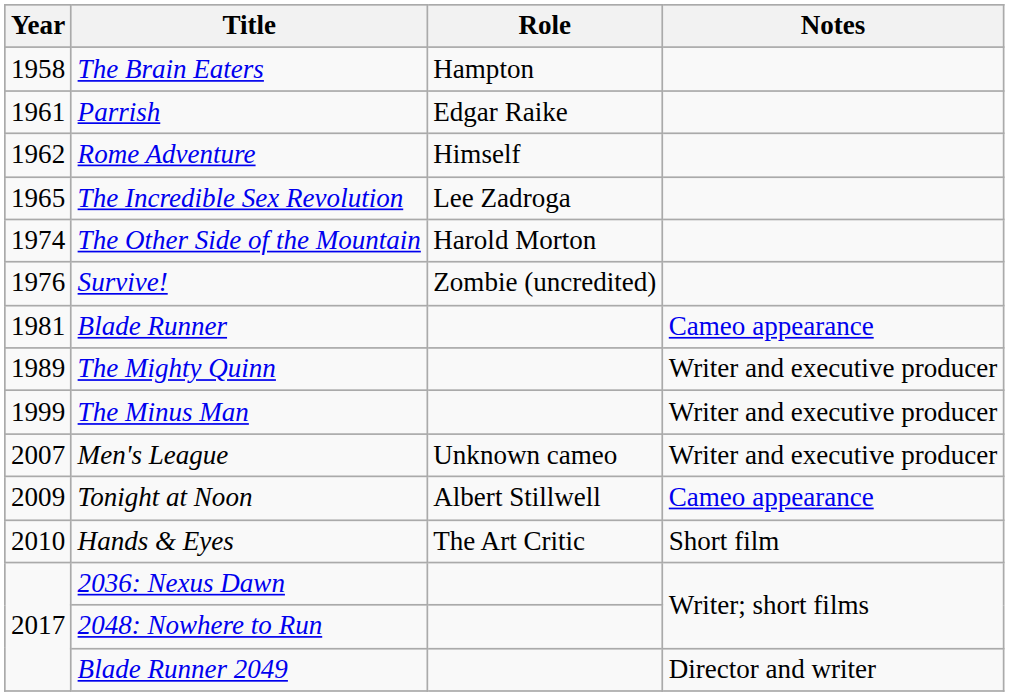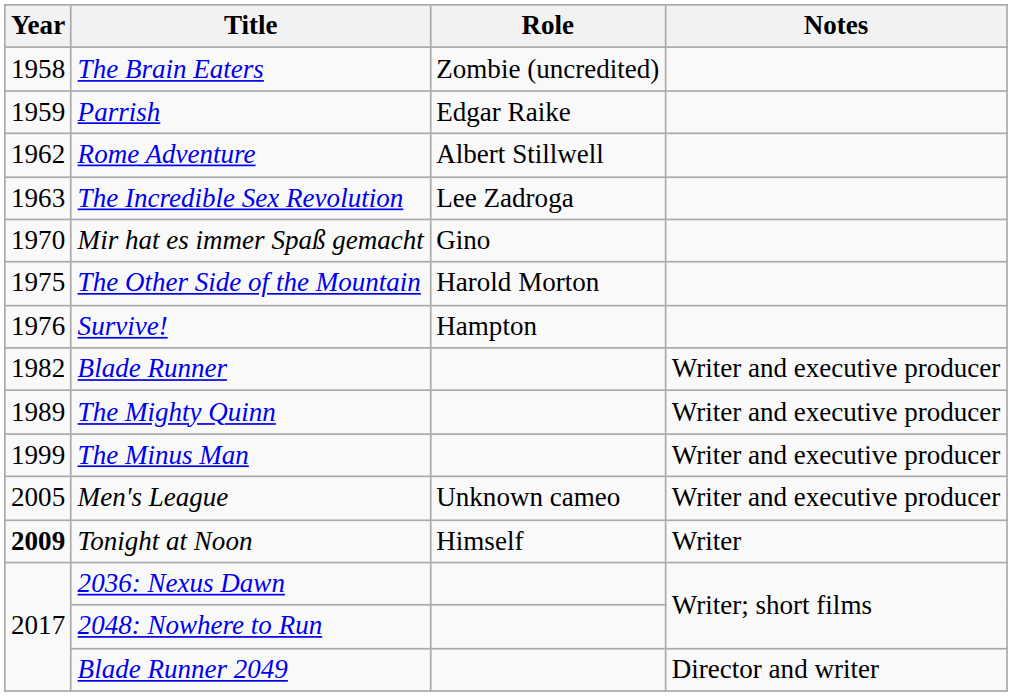(484, 68) Hampton -> (548, 68) Zombie (uncredited)
(38, 111) 1961 -> (38, 111) 1959
(477, 154) Himself -> (520, 154) Albert Stillwell
(38, 197) 1965 -> (38, 197) 1963
+ row: (251, 240)
(38, 240) 1974 -> (38, 283) 1975
(545, 283) Zombie (uncredited) -> (487, 326) Hampton
(38, 326) 1981 -> (38, 369) 1982
(771, 326) Cameo appearance -> (836, 369) Writer and executive producer
(38, 454) 2007 -> (38, 497) 2005
(38, 497) normal -> (38, 540) bold
(517, 497) Albert Stillwell -> (480, 540) Himself
(771, 497) Cameo appearance -> (706, 540) Writer
- row: (156, 540)
